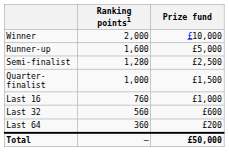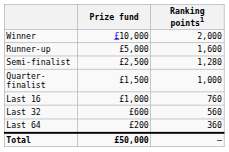columns swapped: (187, 17) <-> (114, 17)
